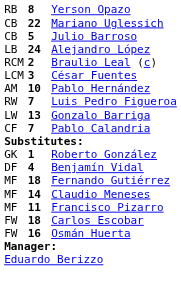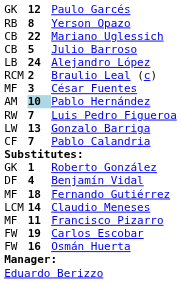+ row: (91, 10)
(14, 75) LCM -> (11, 89) MF
(34, 89) no background -> (34, 102) lightblue background
(11, 194) MF -> (14, 207) LCM
(34, 220) 18 -> (34, 233) 19
